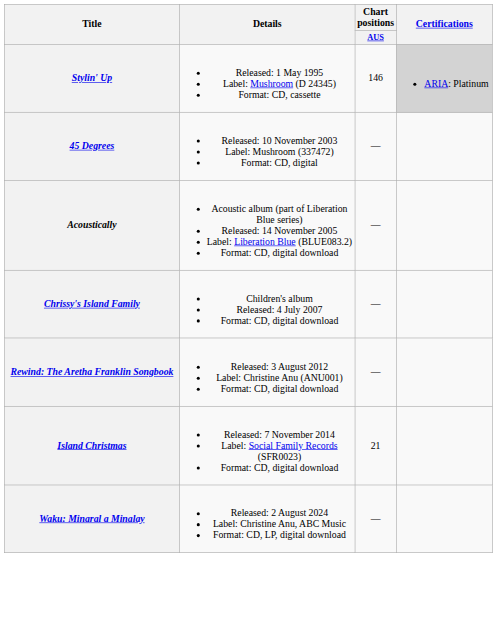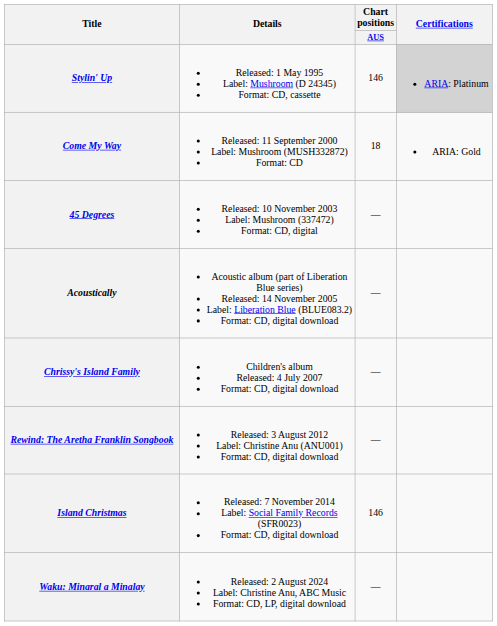+ row: (92, 146)
(376, 445) 21 -> (376, 513) 146
